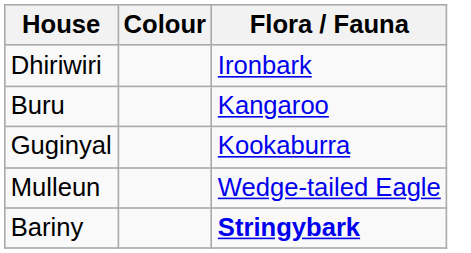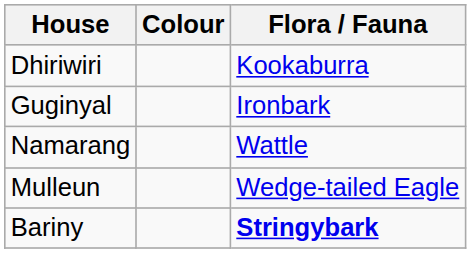(265, 65) Ironbark -> (302, 65) Kookaburra
- row: (38, 106)
(284, 146) Kookaburra -> (283, 106) Ironbark
+ row: (70, 146)
